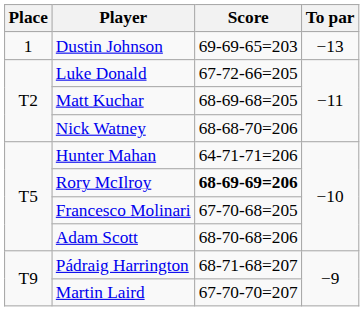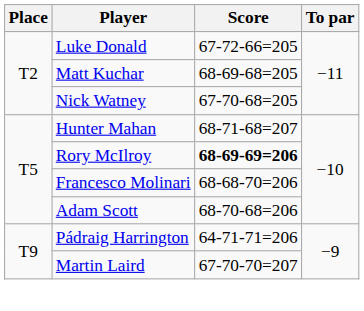- row: (109, 45)
(248, 127) 68-68-70=206 -> (248, 100) 67-70-68=205
(248, 155) 64-71-71=206 -> (248, 127) 68-71-68=207
(248, 210) 67-70-68=205 -> (248, 182) 68-68-70=206
(248, 264) 68-71-68=207 -> (248, 237) 64-71-71=206
